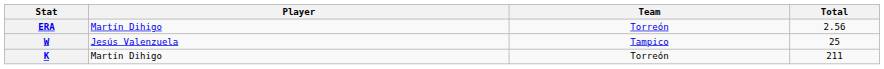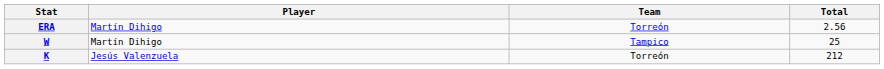(134, 41) Jesús Valenzuela -> (126, 41) Martín Dihigo
(126, 56) Martín Dihigo -> (134, 56) Jesús Valenzuela
(835, 56) 211 -> (835, 56) 212
